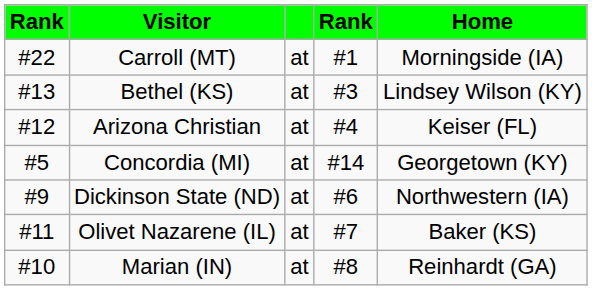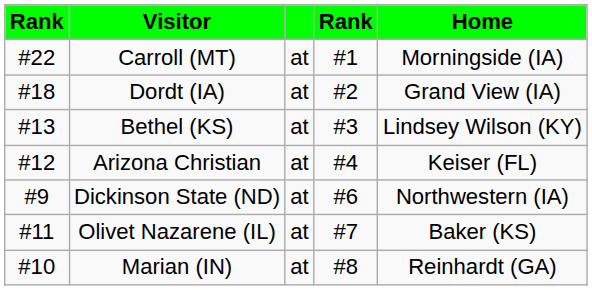+ row: (177, 92)
- row: (177, 162)
